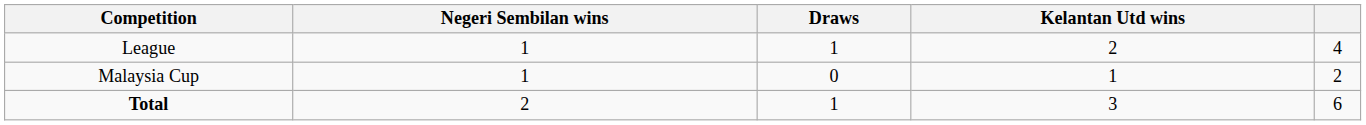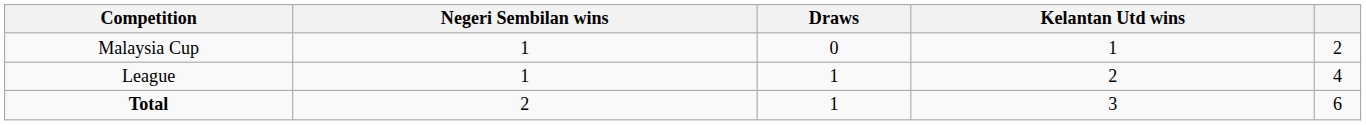rows swapped: (149, 47) <-> (149, 76)
